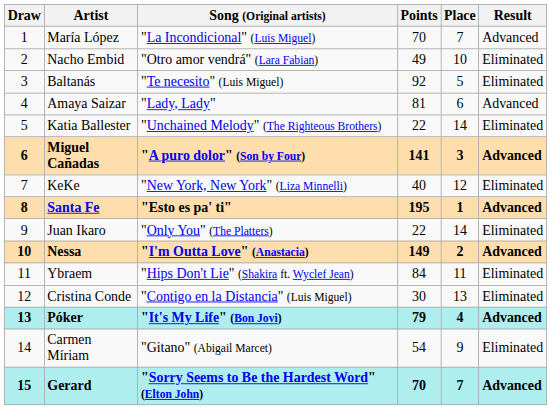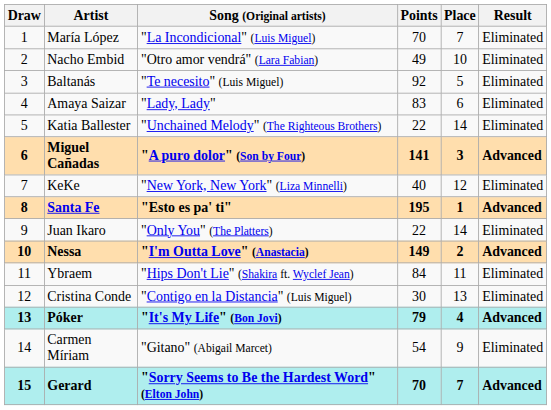(510, 37) Advanced -> (513, 37) Eliminated
(419, 103) 81 -> (419, 103) 83
(510, 103) Advanced -> (513, 103) Eliminated
